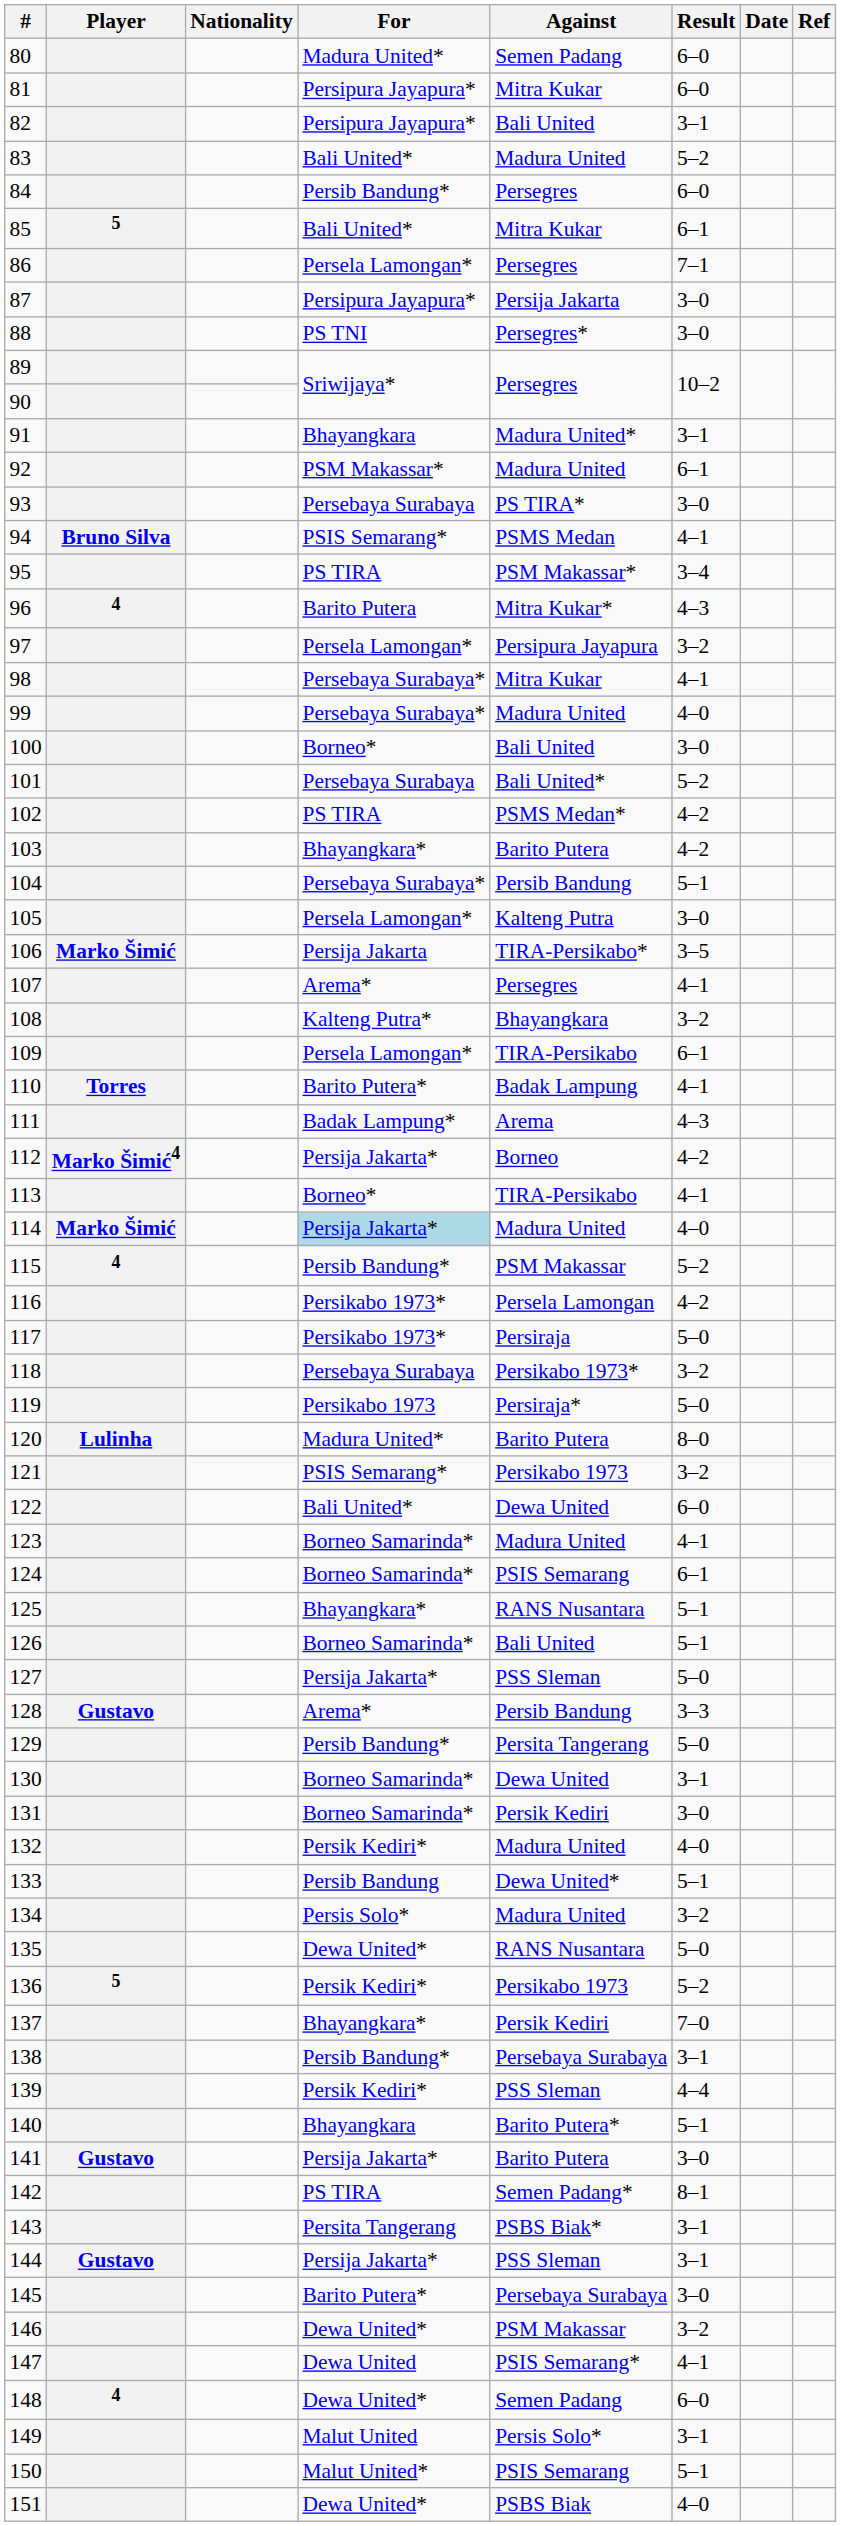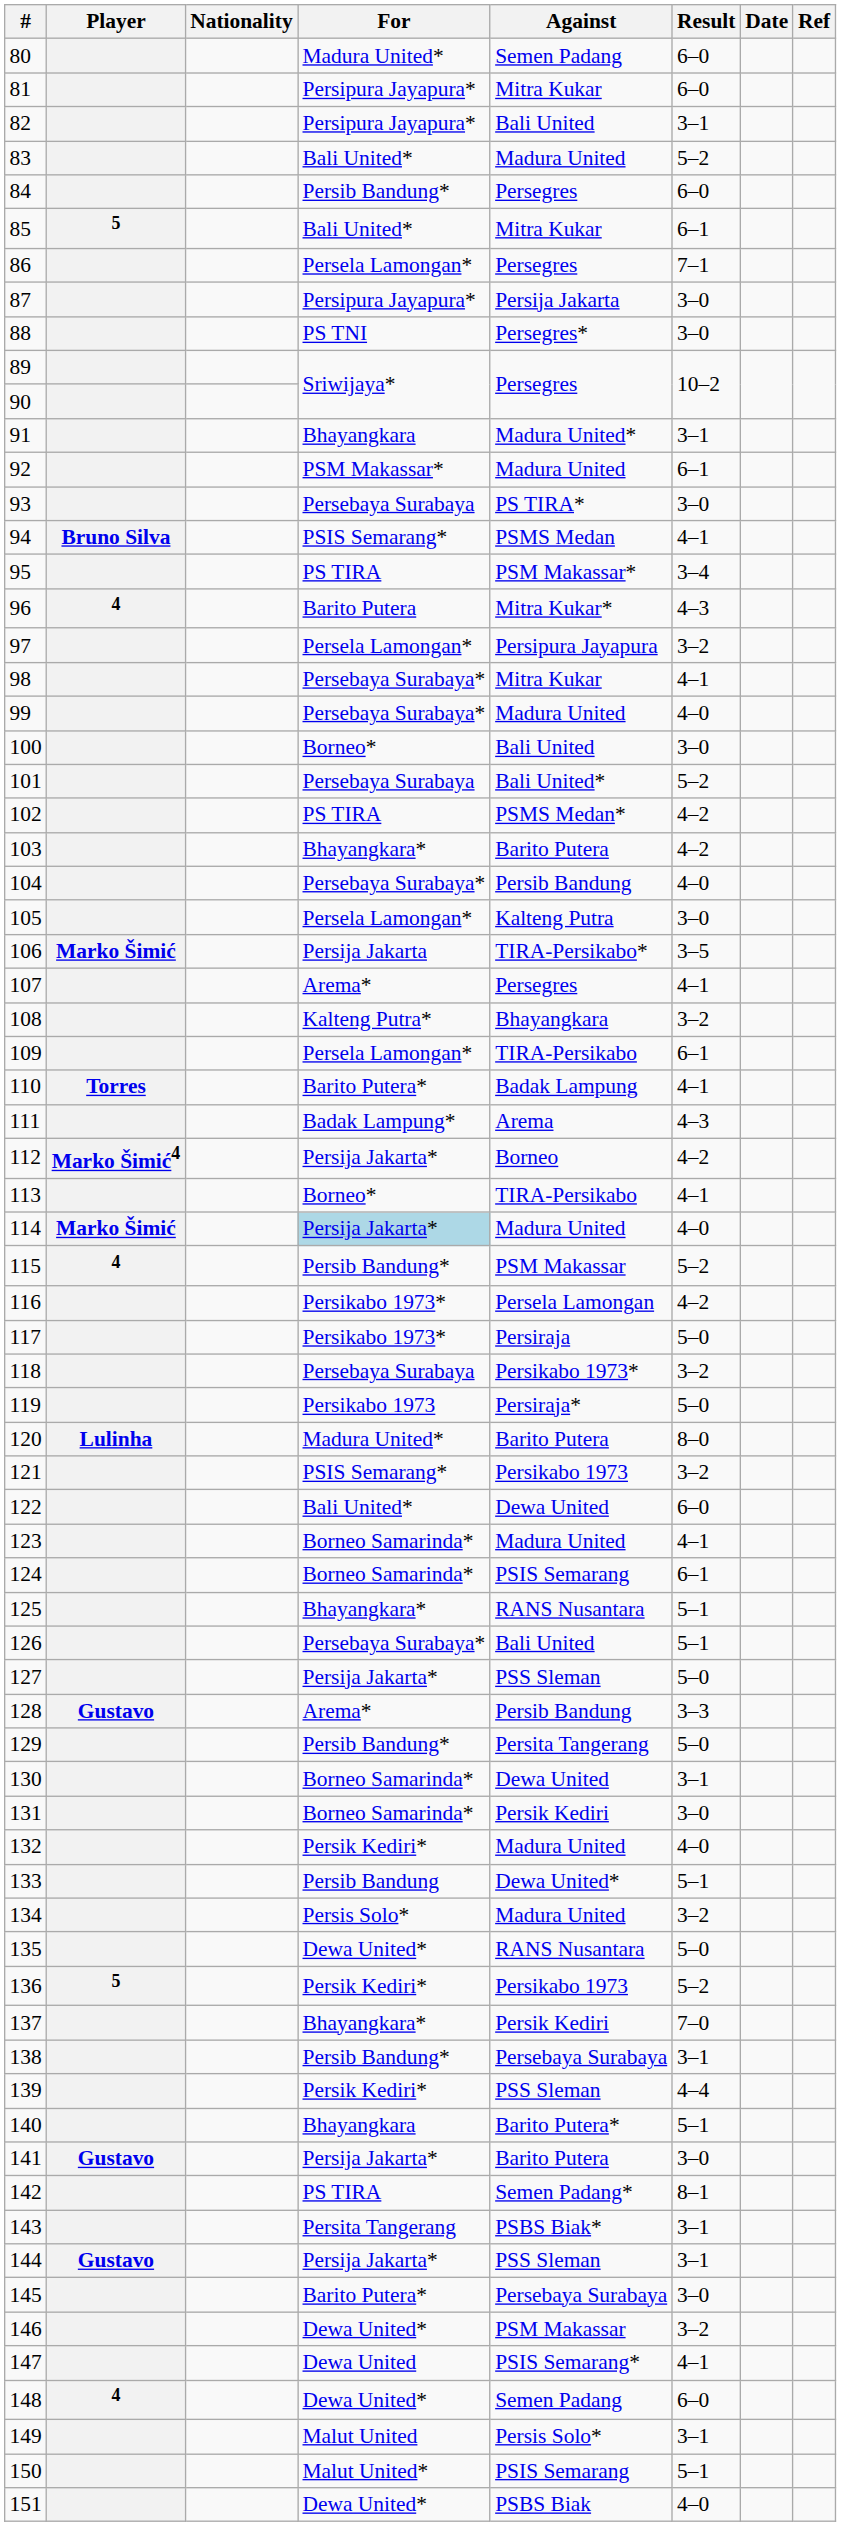(693, 883) 5–1 -> (693, 883) 4–0
(388, 1642) Borneo Samarinda* -> (394, 1642) Persebaya Surabaya*
